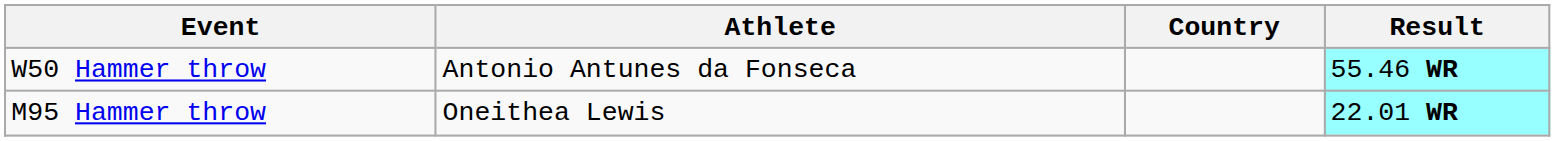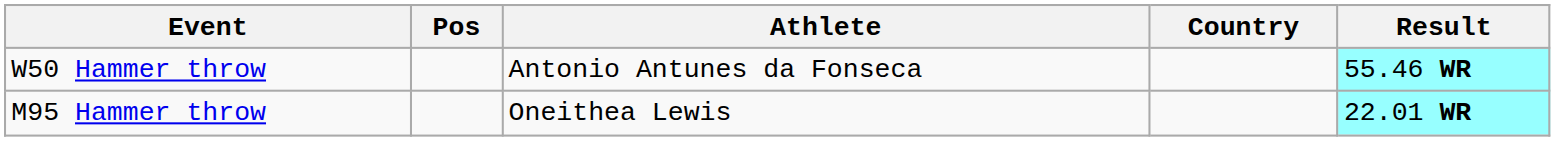+ column: (456, 27)
